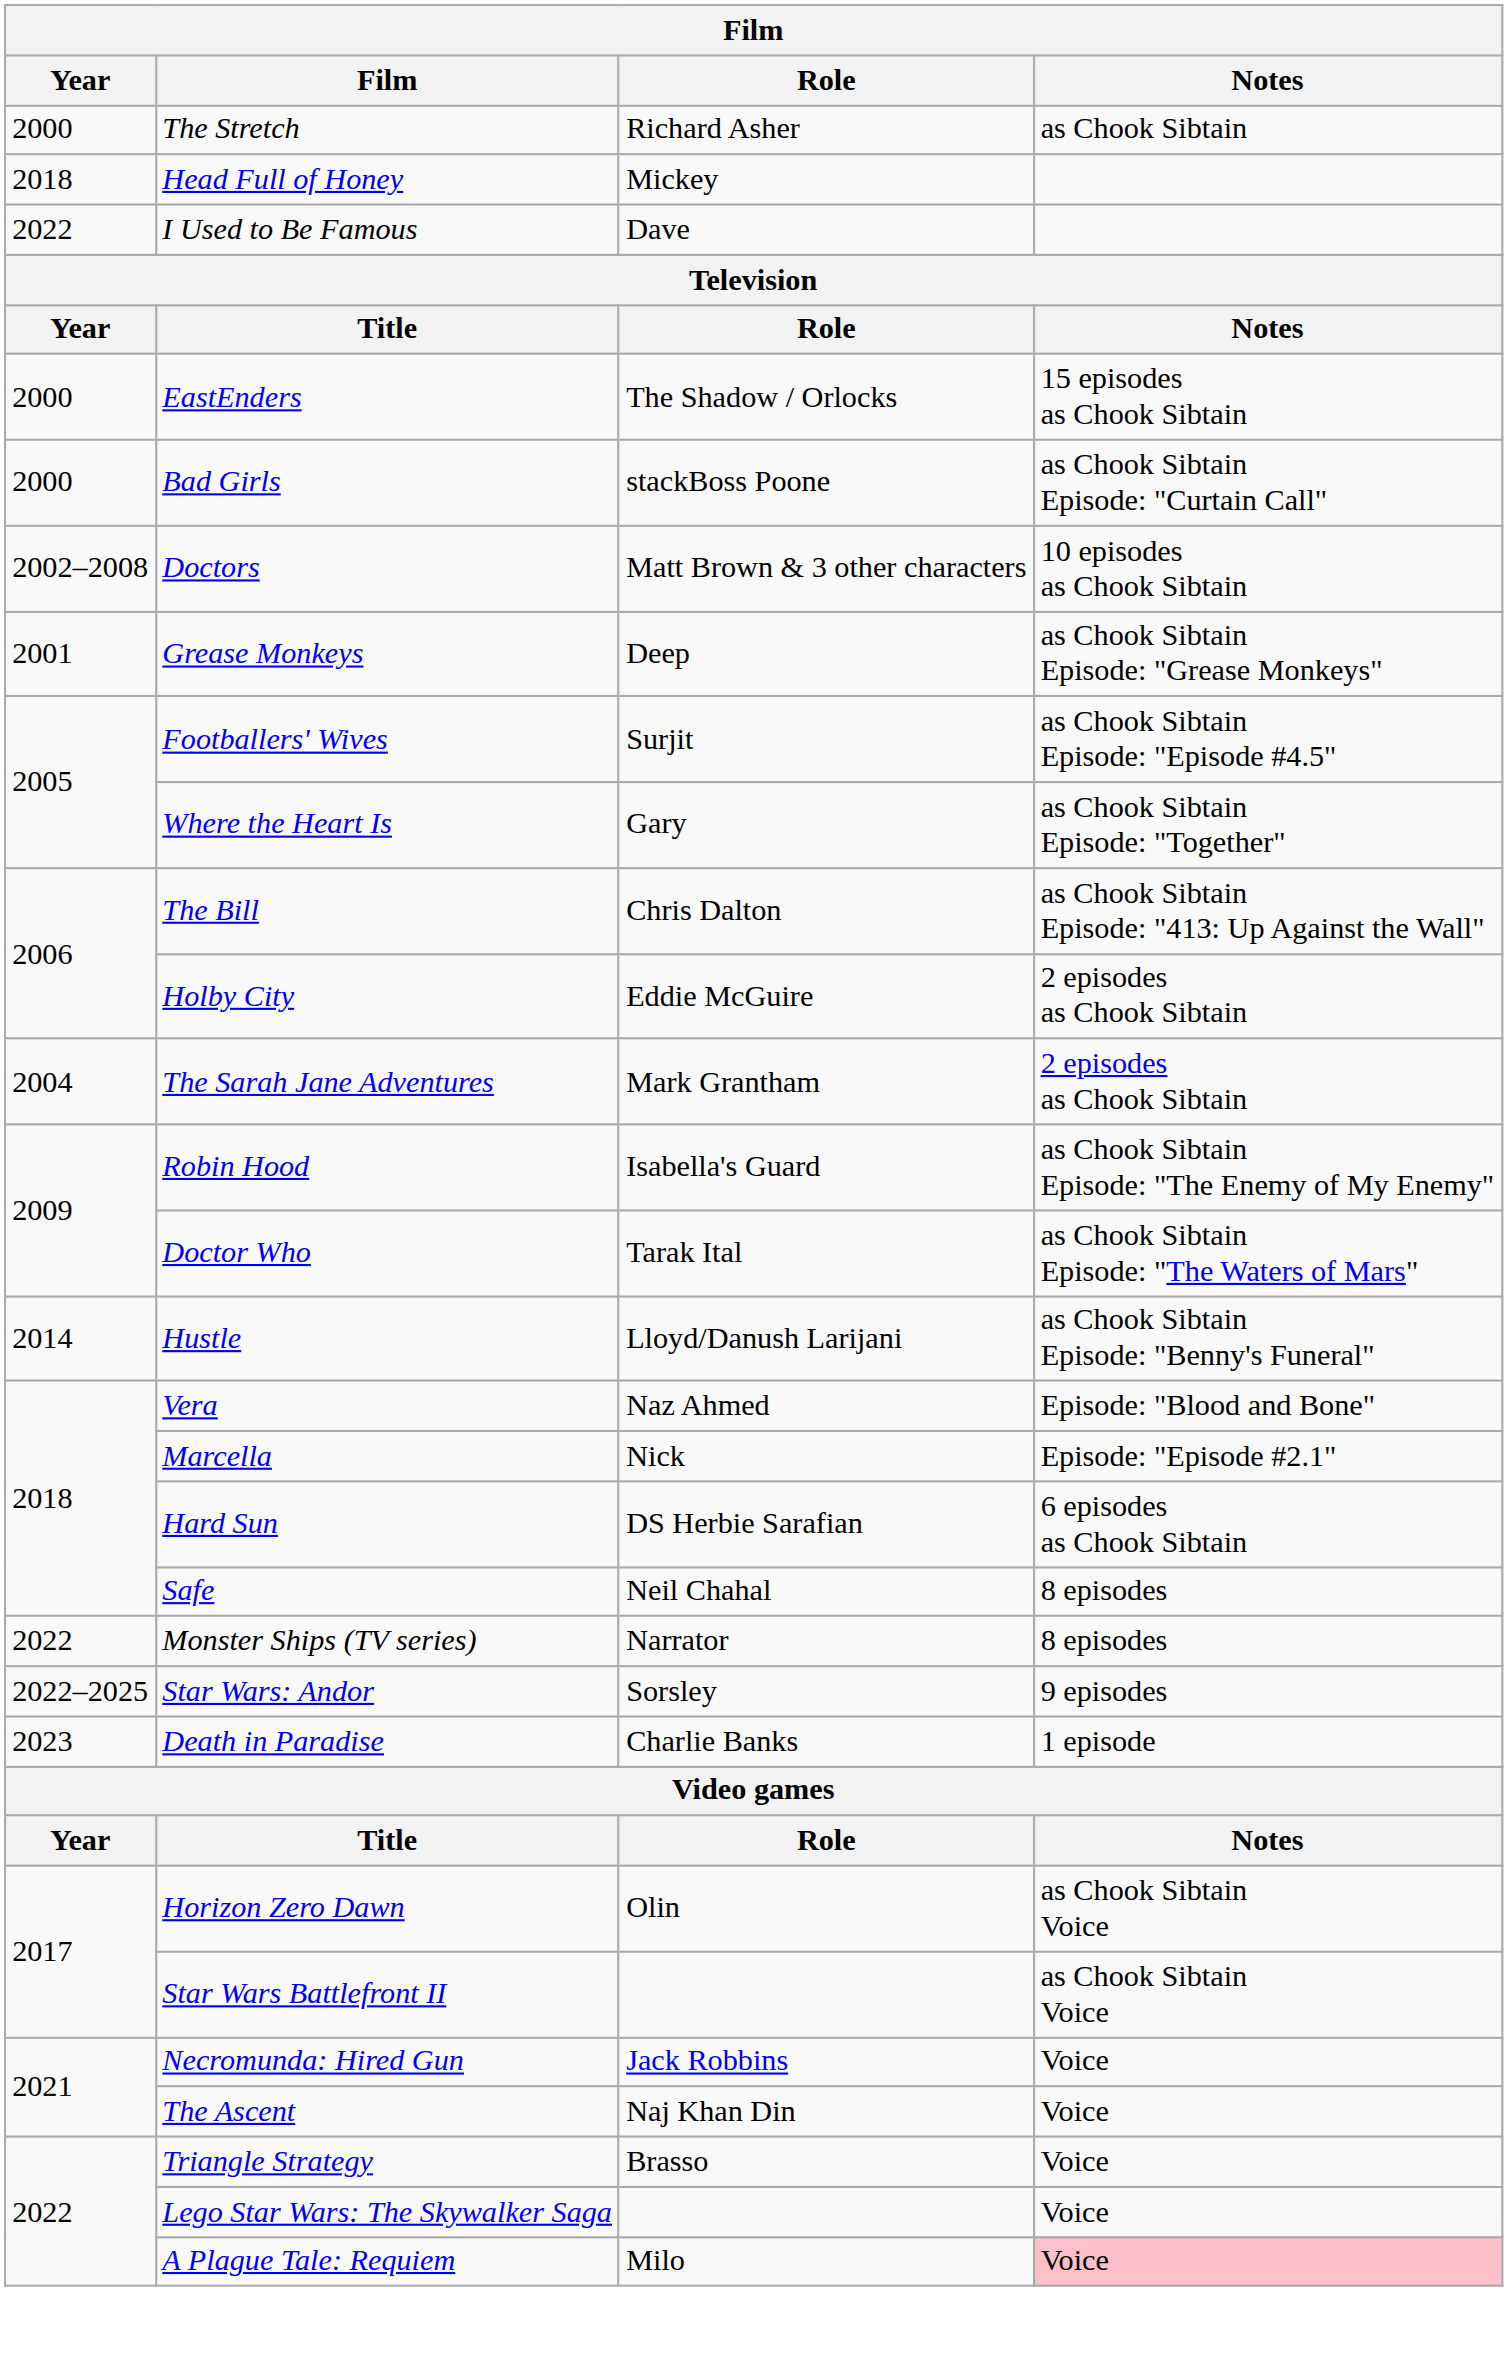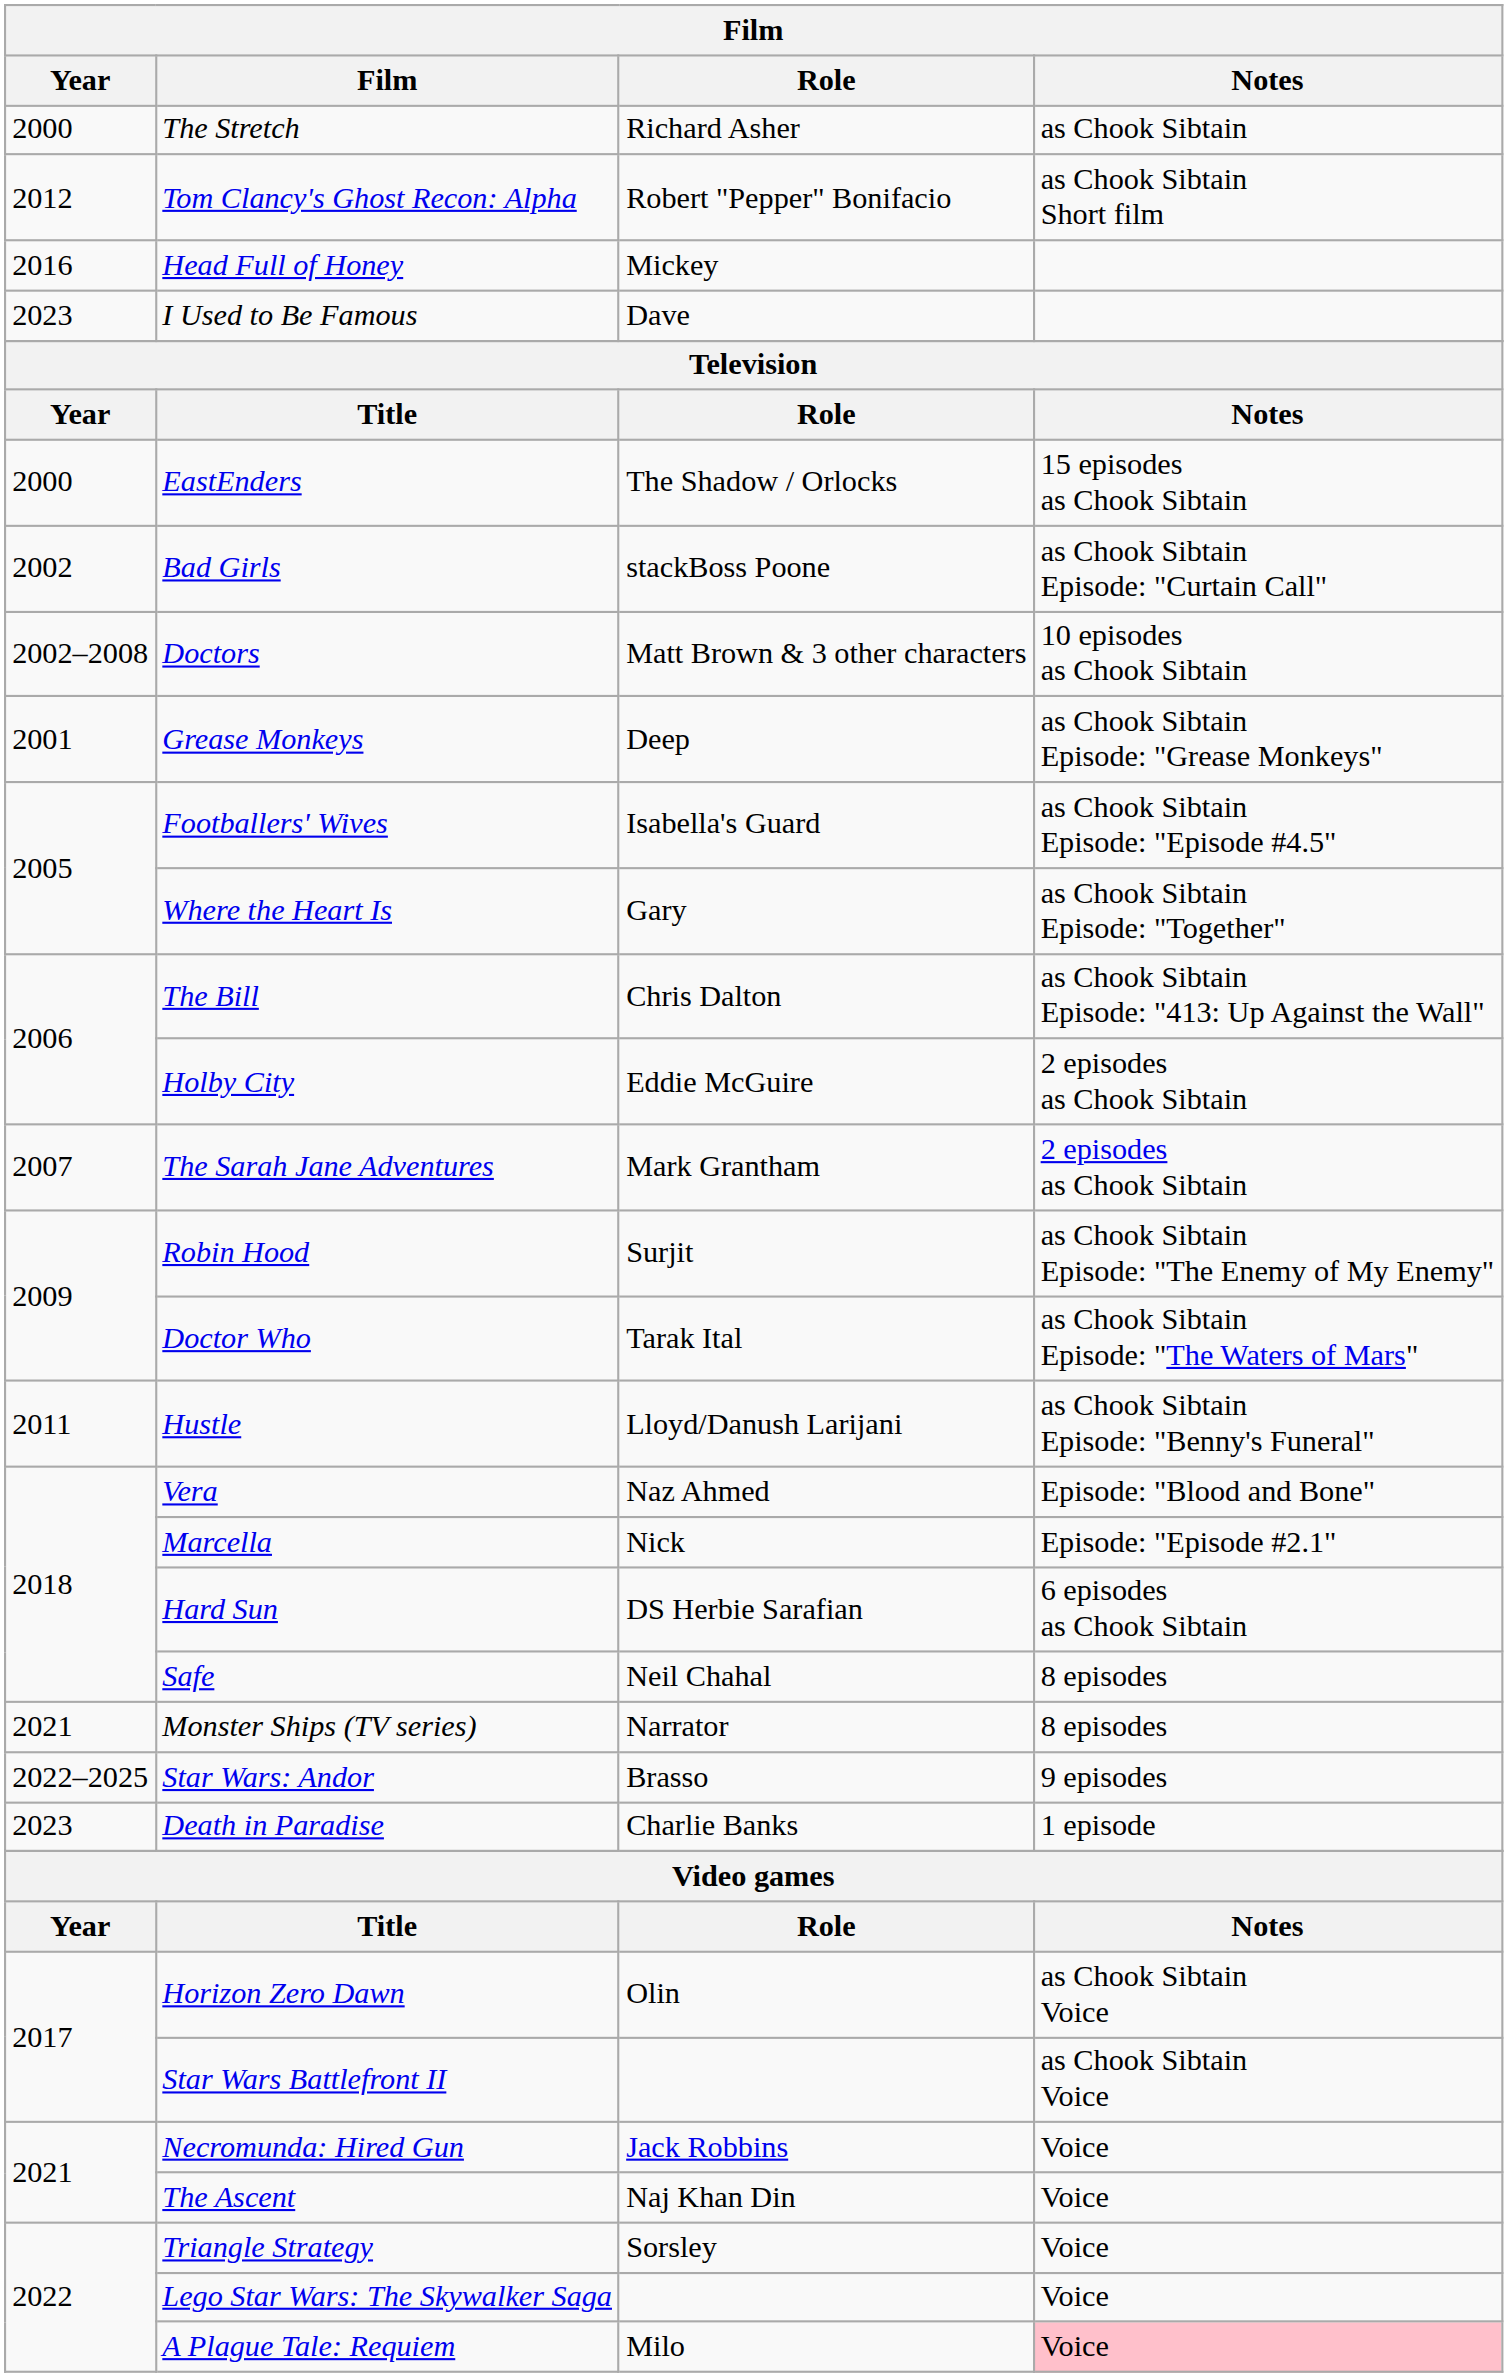+ row: (370, 197)
(42, 179) 2018 -> (42, 265) 2016
(42, 229) 2022 -> (42, 314) 2023
(42, 482) 2000 -> (42, 567) 2002
(660, 739) Surjit -> (723, 824) Isabella's Guard
(42, 1081) 2004 -> (42, 1166) 2007
(723, 1166) Isabella's Guard -> (660, 1252) Surjit
(42, 1338) 2014 -> (42, 1423) 2011
(42, 1641) 2022 -> (42, 1726) 2021
(672, 1690) Sorsley -> (667, 1776) Brasso
(667, 2161) Brasso -> (672, 2246) Sorsley
